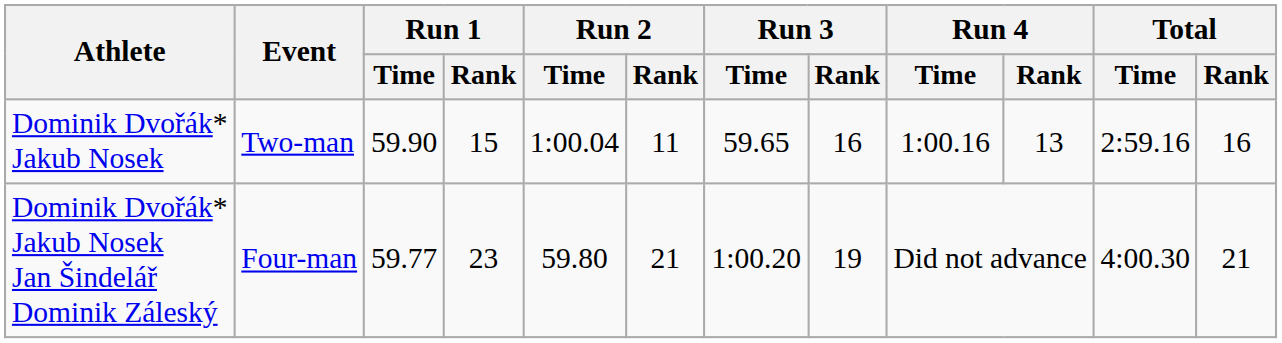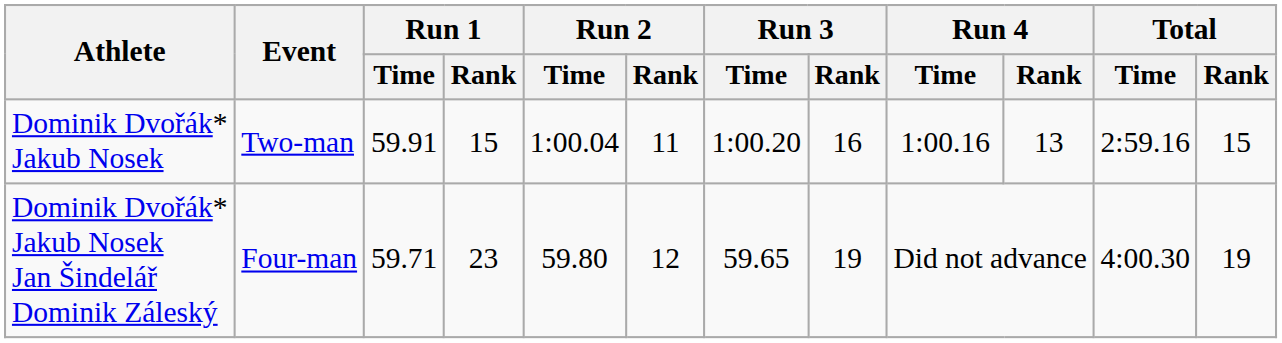(404, 141) 59.90 -> (404, 141) 59.91
(756, 141) 59.65 -> (756, 141) 1:00.20
(1236, 141) 16 -> (1236, 141) 15
(404, 259) 59.77 -> (404, 259) 59.71
(665, 259) 21 -> (665, 259) 12
(756, 259) 1:00.20 -> (756, 259) 59.65
(1236, 259) 21 -> (1236, 259) 19
